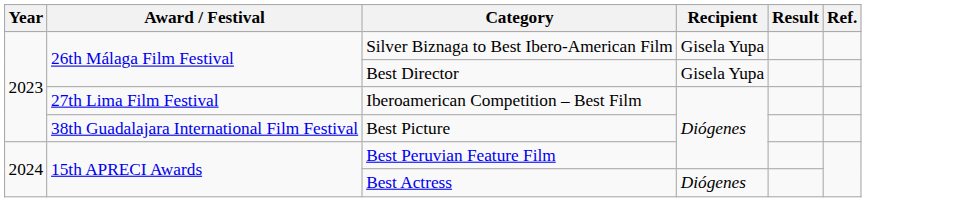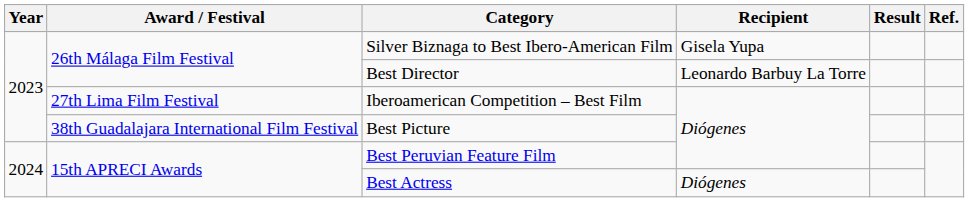(722, 73) Gisela Yupa -> (773, 73) Leonardo Barbuy La Torre
